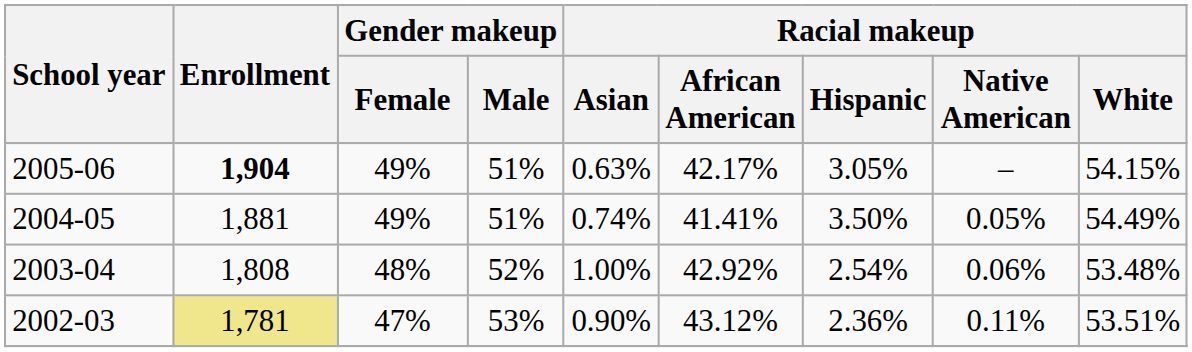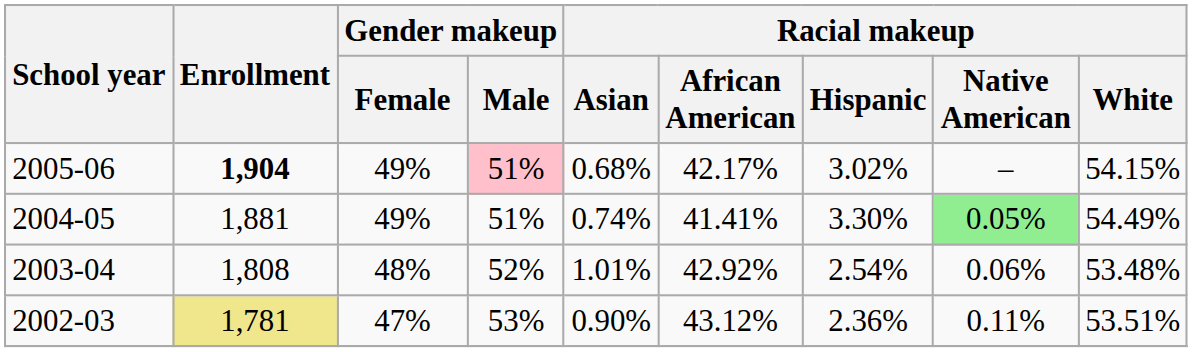(516, 168) no background -> (516, 168) pink background
(611, 168) 0.63% -> (611, 168) 0.68%
(868, 168) 3.05% -> (868, 168) 3.02%
(868, 219) 3.50% -> (868, 219) 3.30%
(1006, 219) no background -> (1006, 219) lightgreen background
(611, 270) 1.00% -> (611, 270) 1.01%
